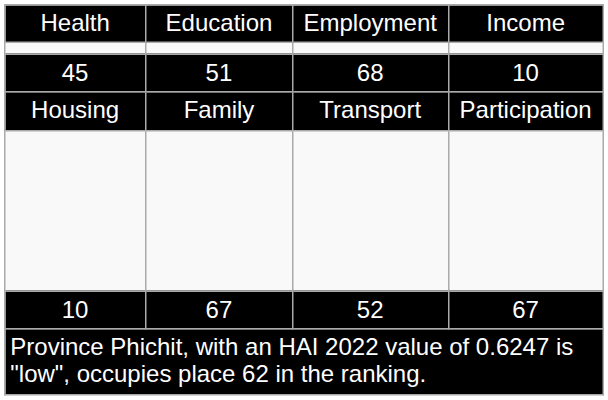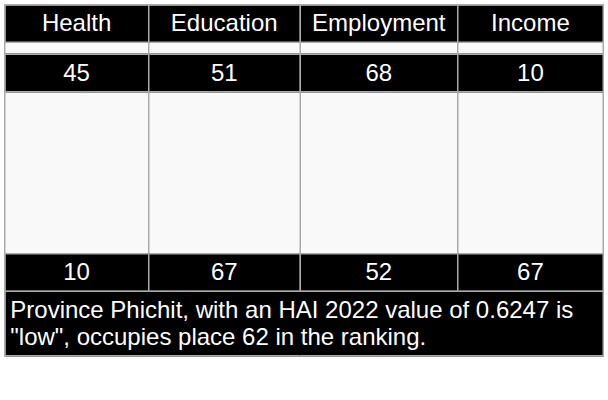- row: (75, 110)
